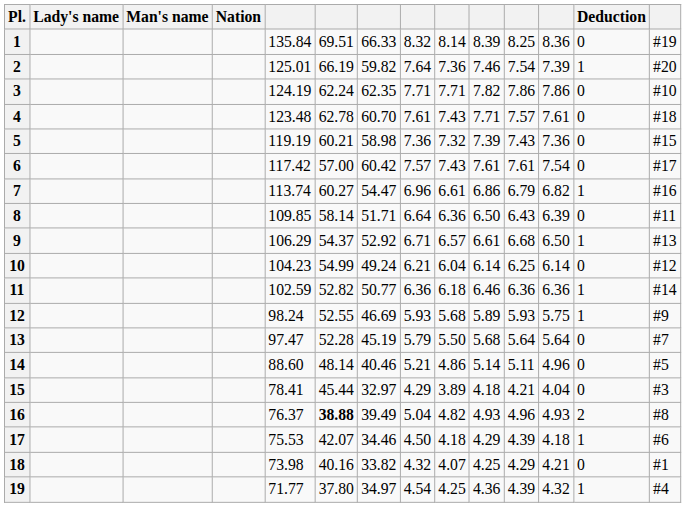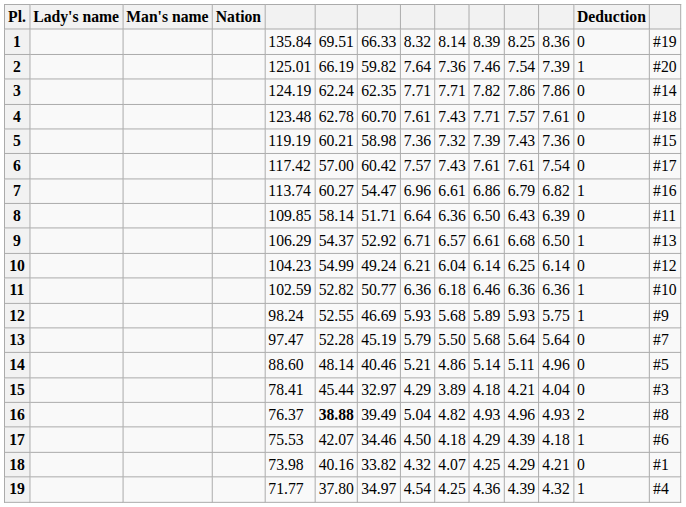(665, 91) #10 -> (665, 91) #14
(665, 290) #14 -> (665, 290) #10
